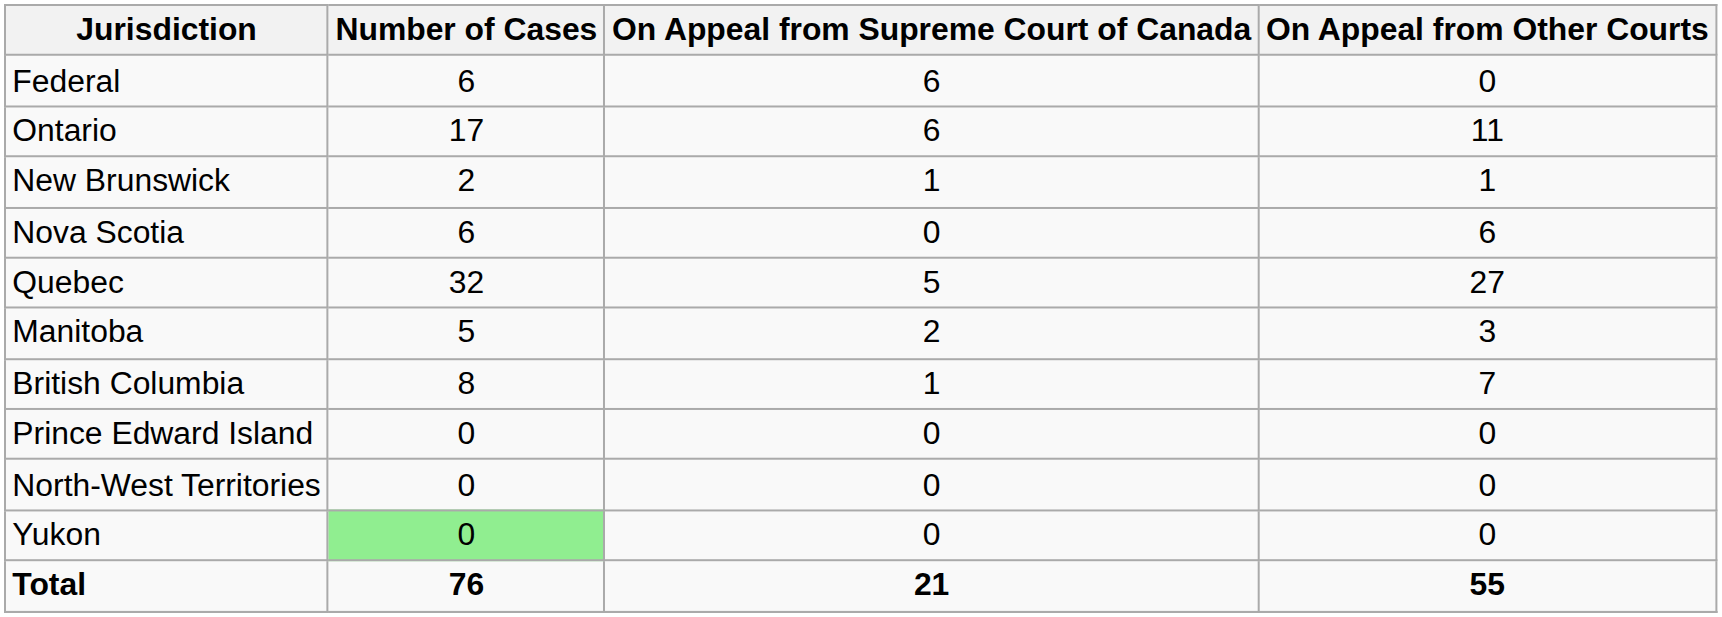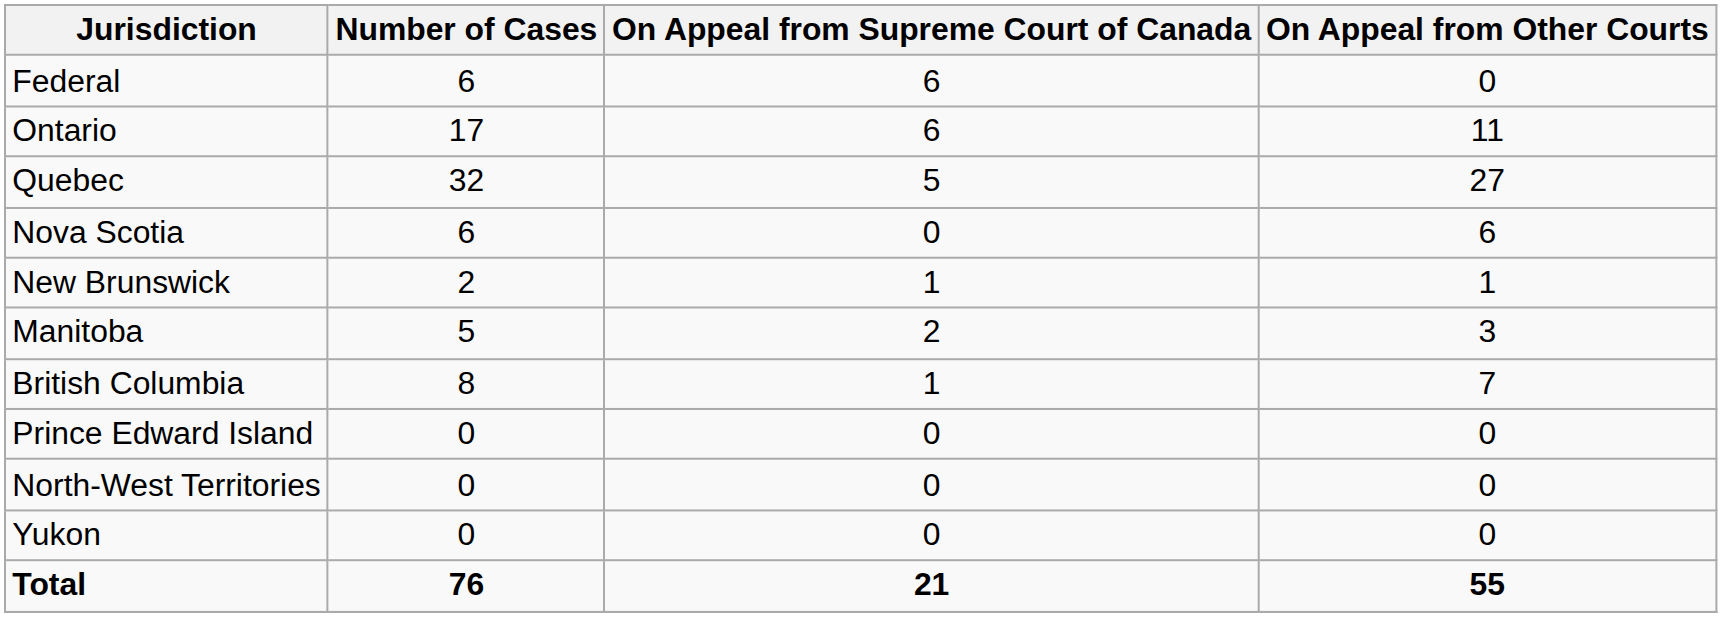rows swapped: (68, 282) <-> (121, 181)
(466, 534) lightgreen background -> (466, 534) no background
